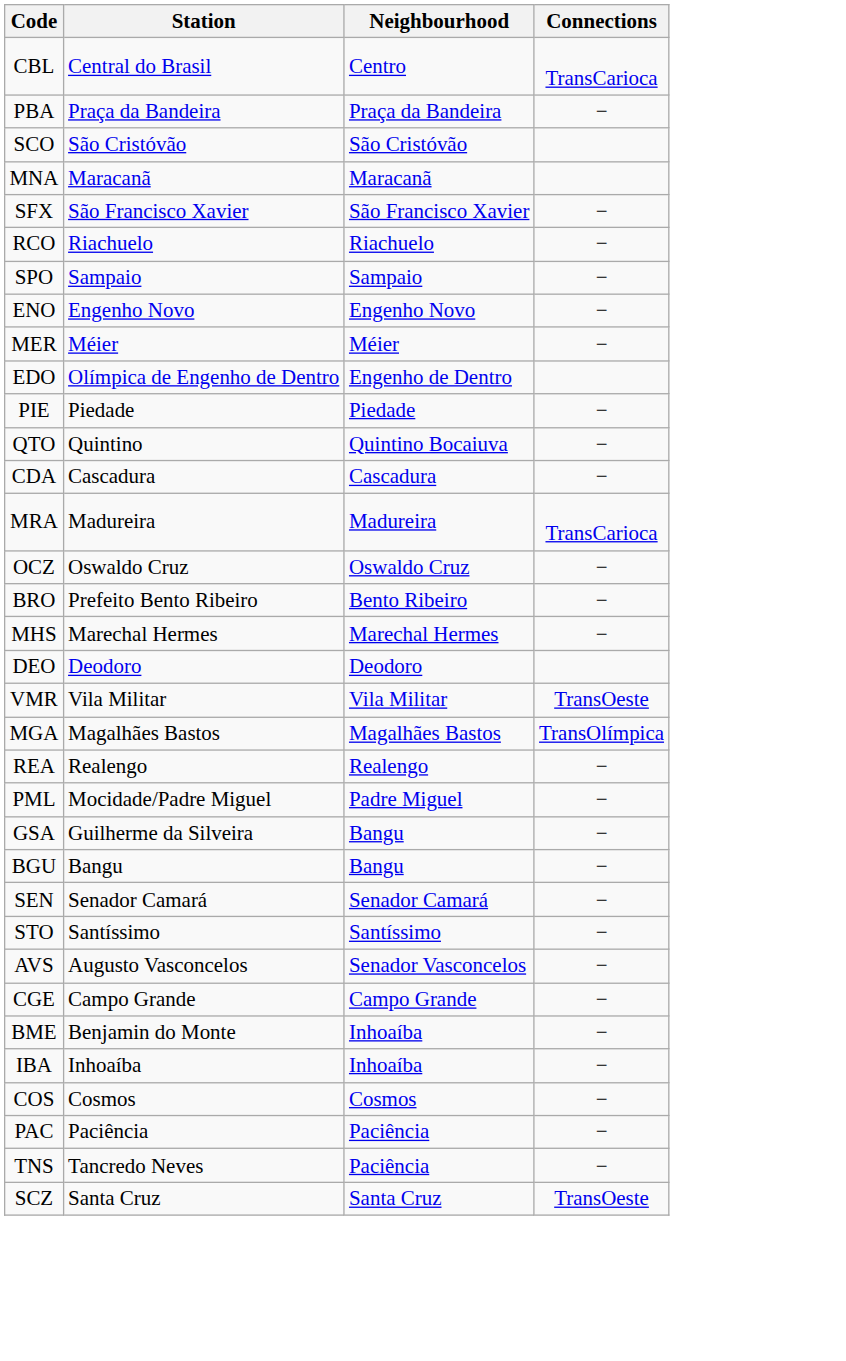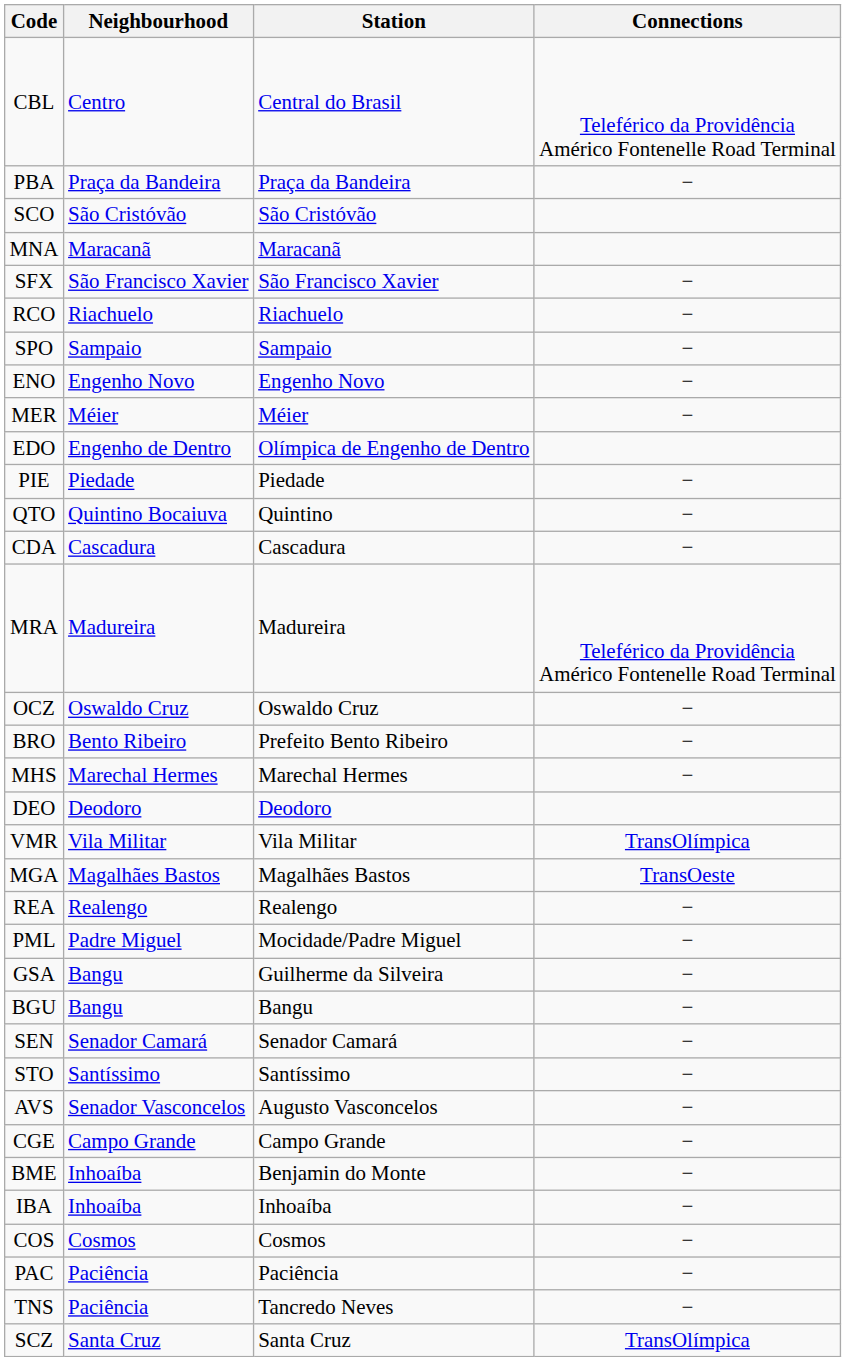columns swapped: (204, 21) <-> (439, 21)
(602, 77) TransCarioca -> (687, 136) Teleférico da Providência Américo Fontenelle Road Terminal
(602, 533) TransCarioca -> (687, 663) Teleférico da Providência Américo Fontenelle Road Terminal
(602, 699) TransOeste -> (687, 841) TransOlímpica
(602, 733) TransOlímpica -> (687, 874) TransOeste
(602, 1198) TransOeste -> (687, 1339) TransOlímpica
